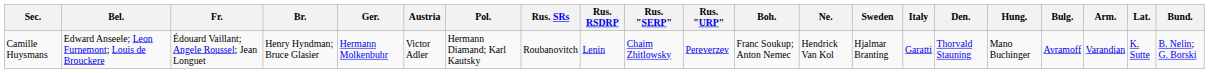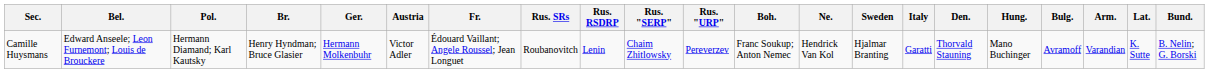columns swapped: (217, 17) <-> (483, 17)
